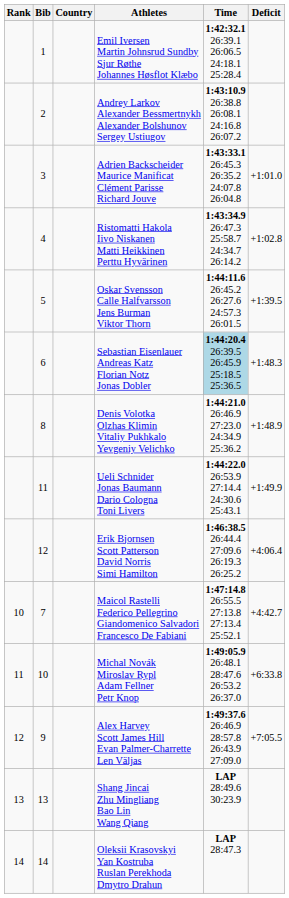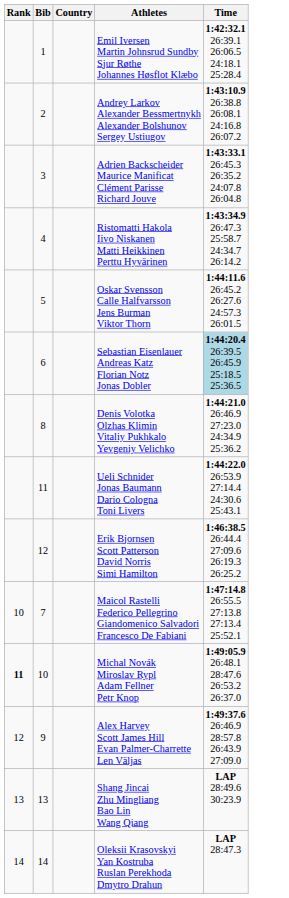- column: (266, 12)
(19, 675) normal -> (19, 675) bold
